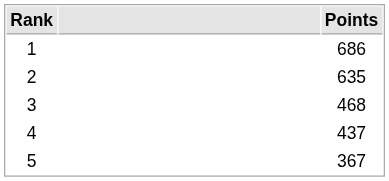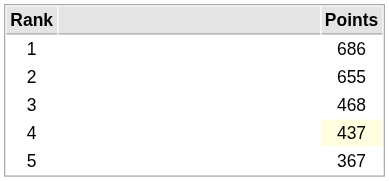(352, 77) 635 -> (352, 77) 655
(352, 133) no background -> (352, 133) lightyellow background
